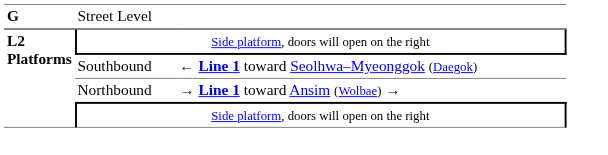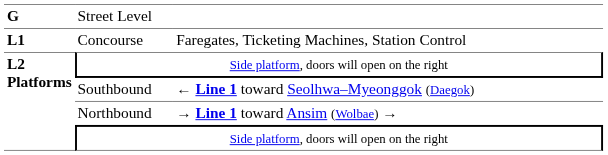+ row: (110, 40)
